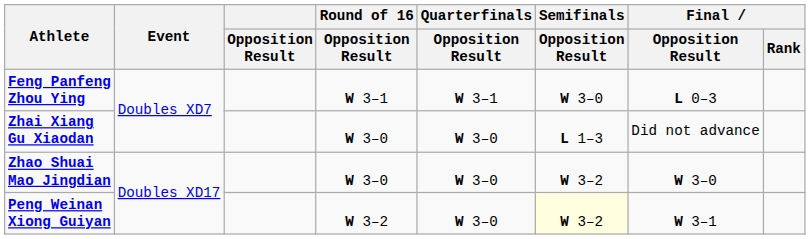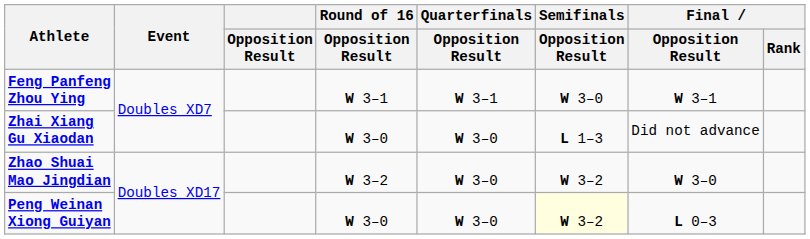(696, 98) L 0–3 -> (696, 98) W 3–1
(367, 181) W 3–0 -> (367, 181) W 3–2
(367, 222) W 3–2 -> (367, 222) W 3–0
(696, 222) W 3–1 -> (696, 222) L 0–3
